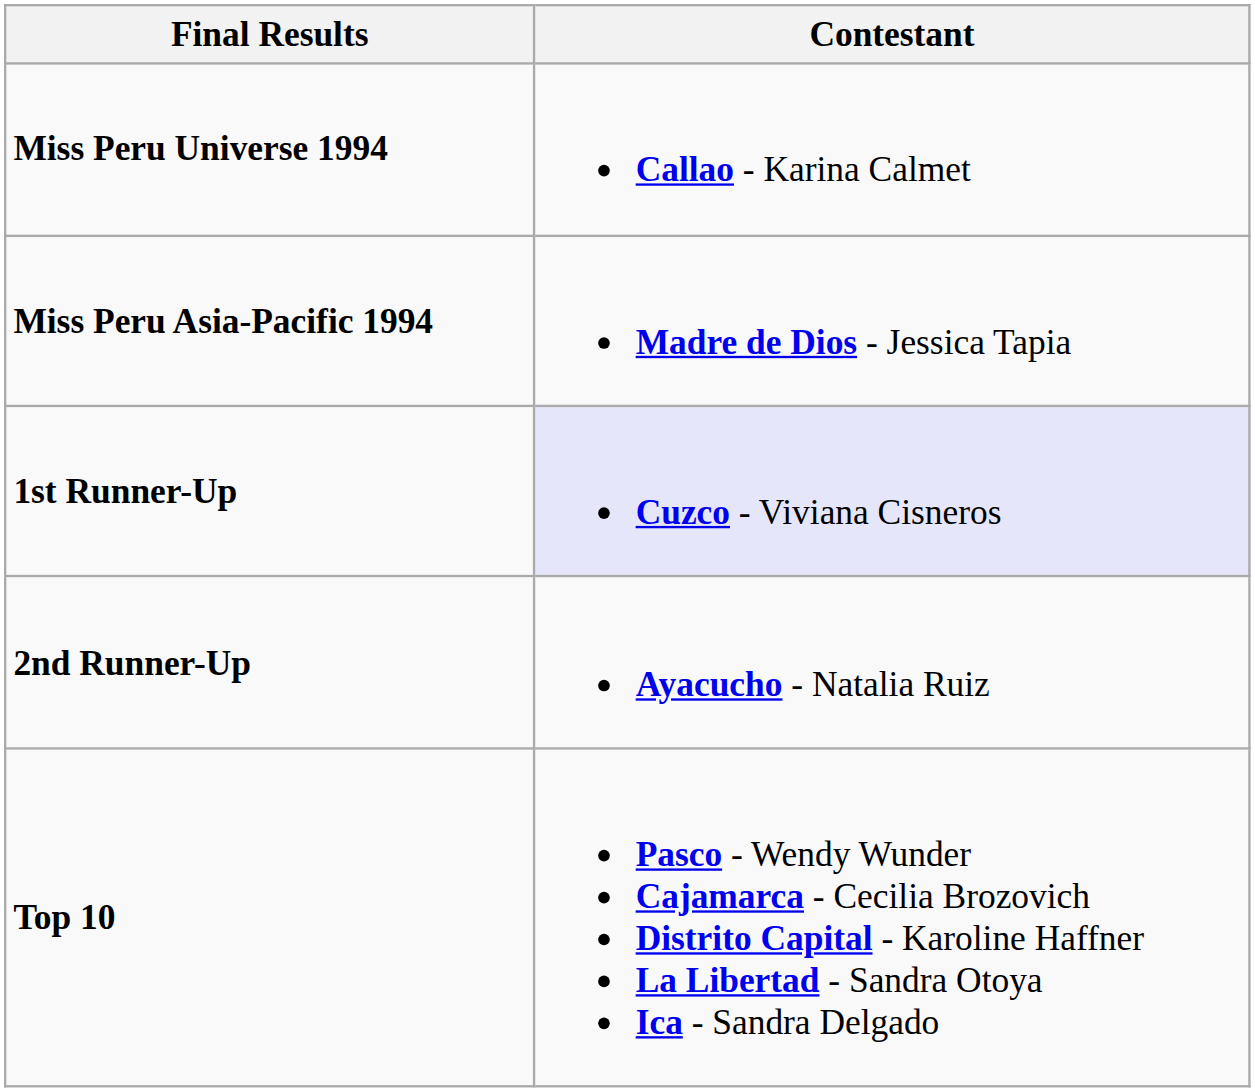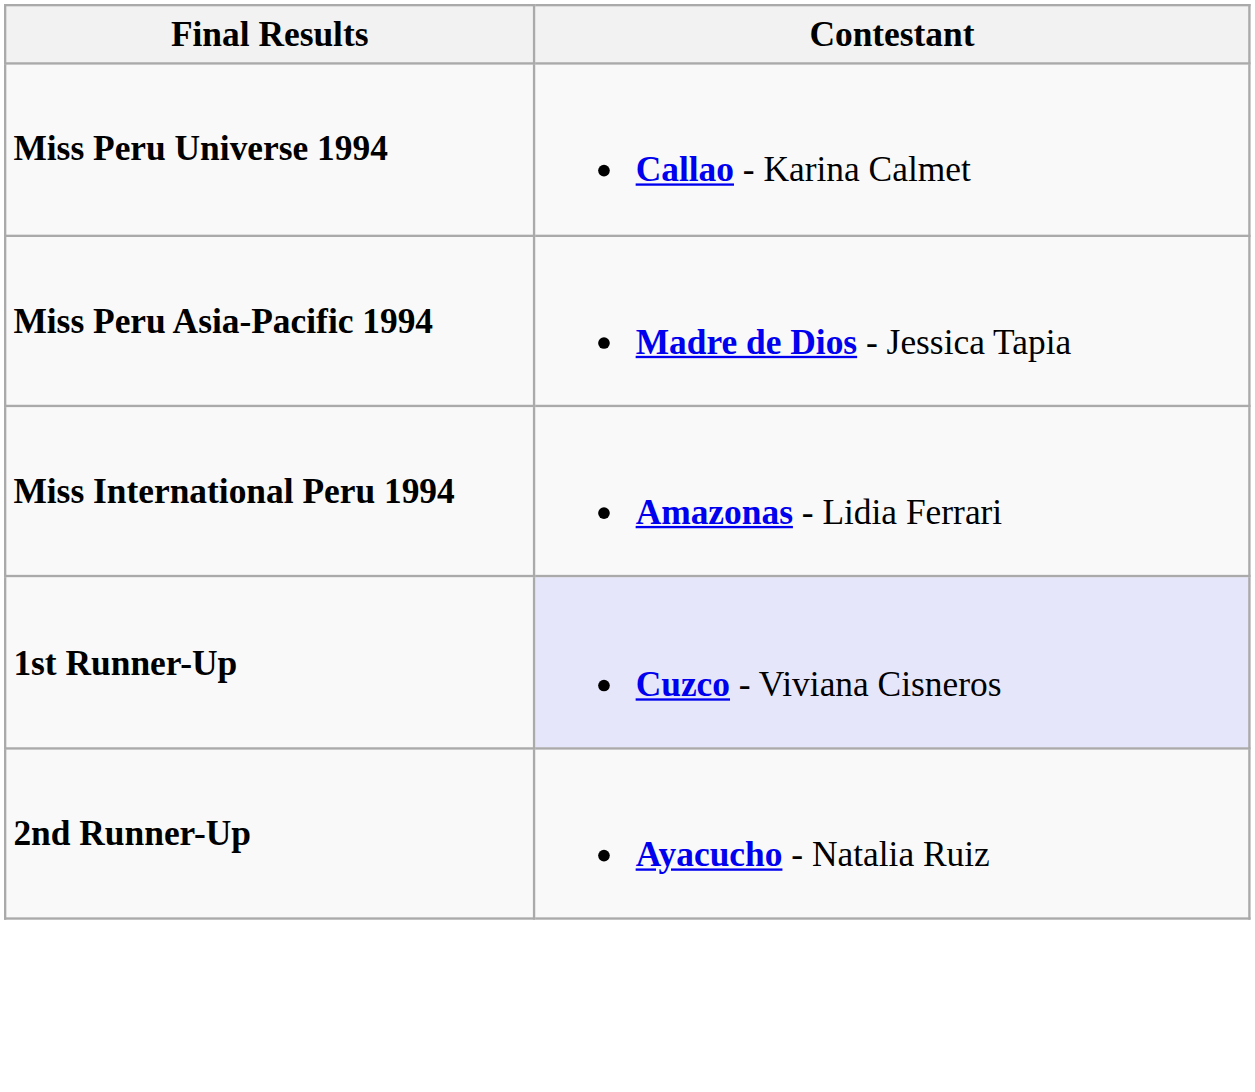+ row: (234, 490)
- row: (64, 916)
